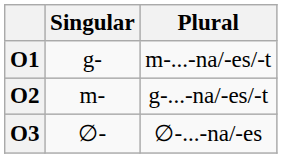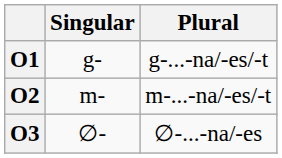(208, 59) m-...-na/-es/-t -> (208, 59) g-...-na/-es/-t
(208, 95) g-...-na/-es/-t -> (208, 95) m-...-na/-es/-t
